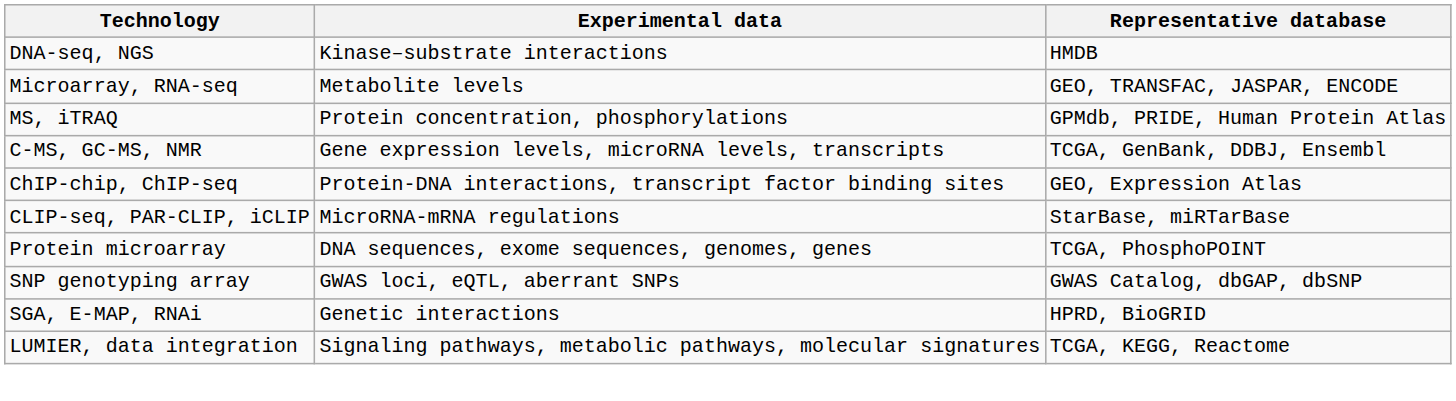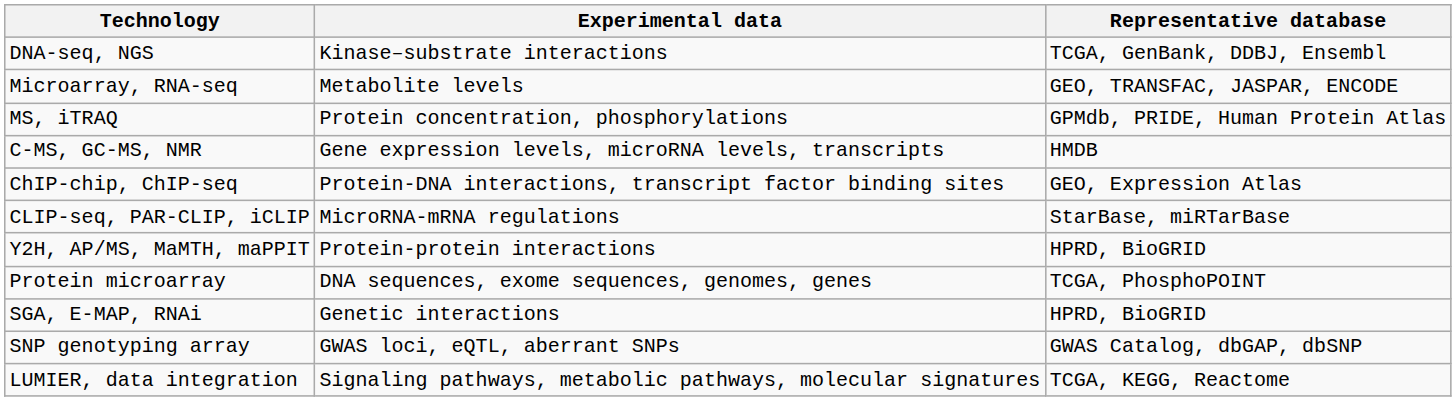(1074, 54) HMDB -> (1218, 54) TCGA, GenBank, DDBJ, Ensembl
(1218, 152) TCGA, GenBank, DDBJ, Ensembl -> (1074, 152) HMDB
+ row: (160, 249)
rows swapped: (106, 315) <-> (130, 282)
